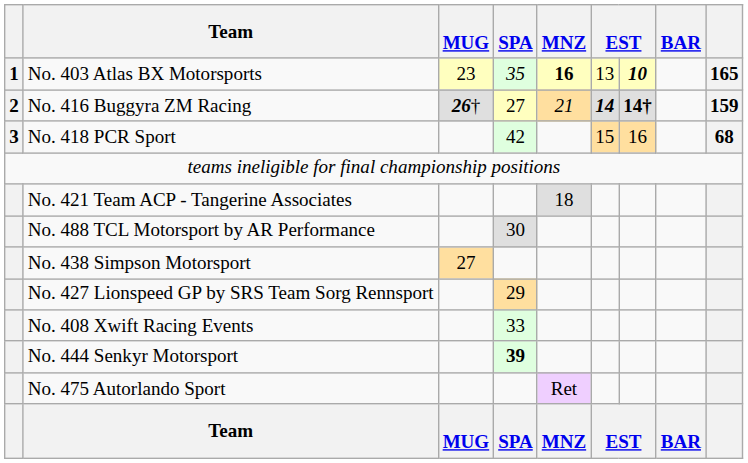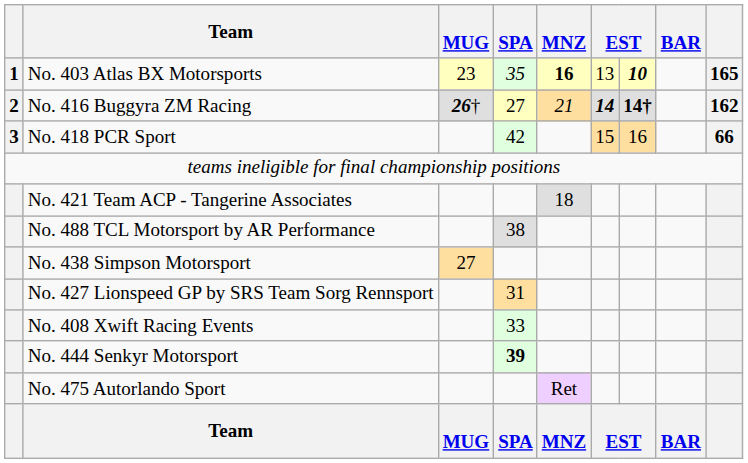(724, 105) 159 -> (724, 105) 162
(724, 136) 68 -> (724, 136) 66
(515, 230) 30 -> (515, 230) 38
(515, 293) 29 -> (515, 293) 31
